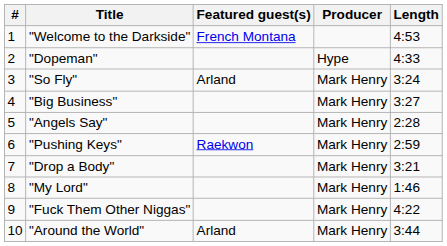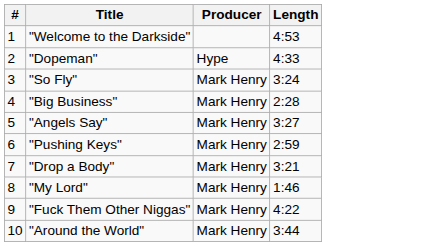- column: (254, 15)
(407, 101) 3:27 -> (286, 101) 2:28
(407, 123) 2:28 -> (286, 123) 3:27
